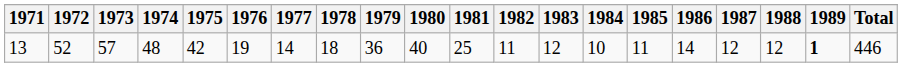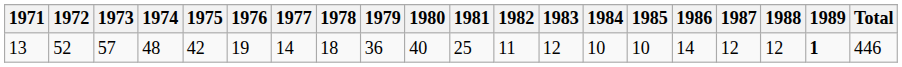(640, 47) 11 -> (641, 47) 10
